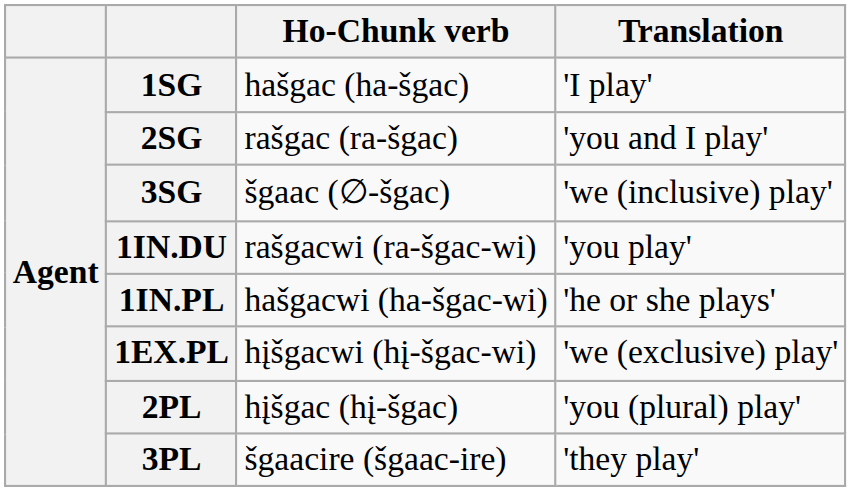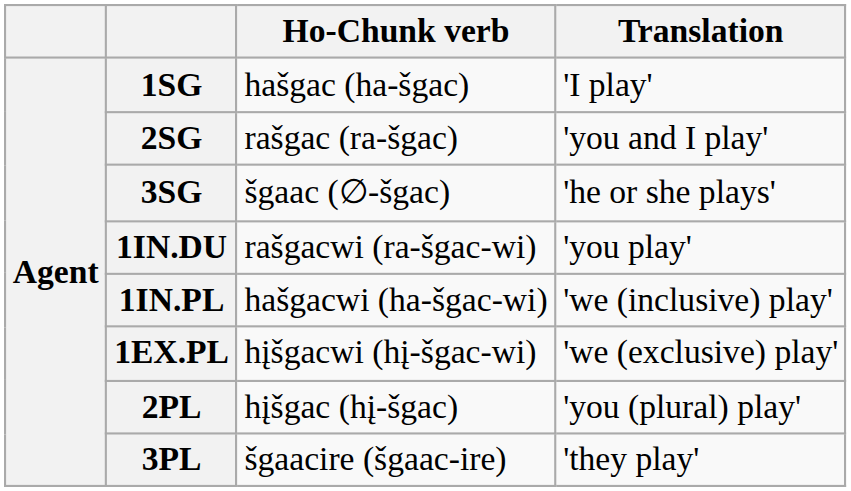(698, 192) 'we (inclusive) play' -> (669, 192) 'he or she plays'
(669, 299) 'he or she plays' -> (698, 299) 'we (inclusive) play'
